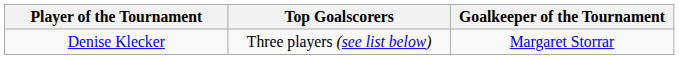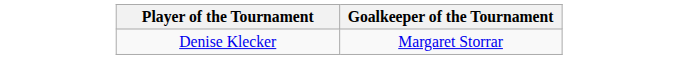- column: (339, 16)
